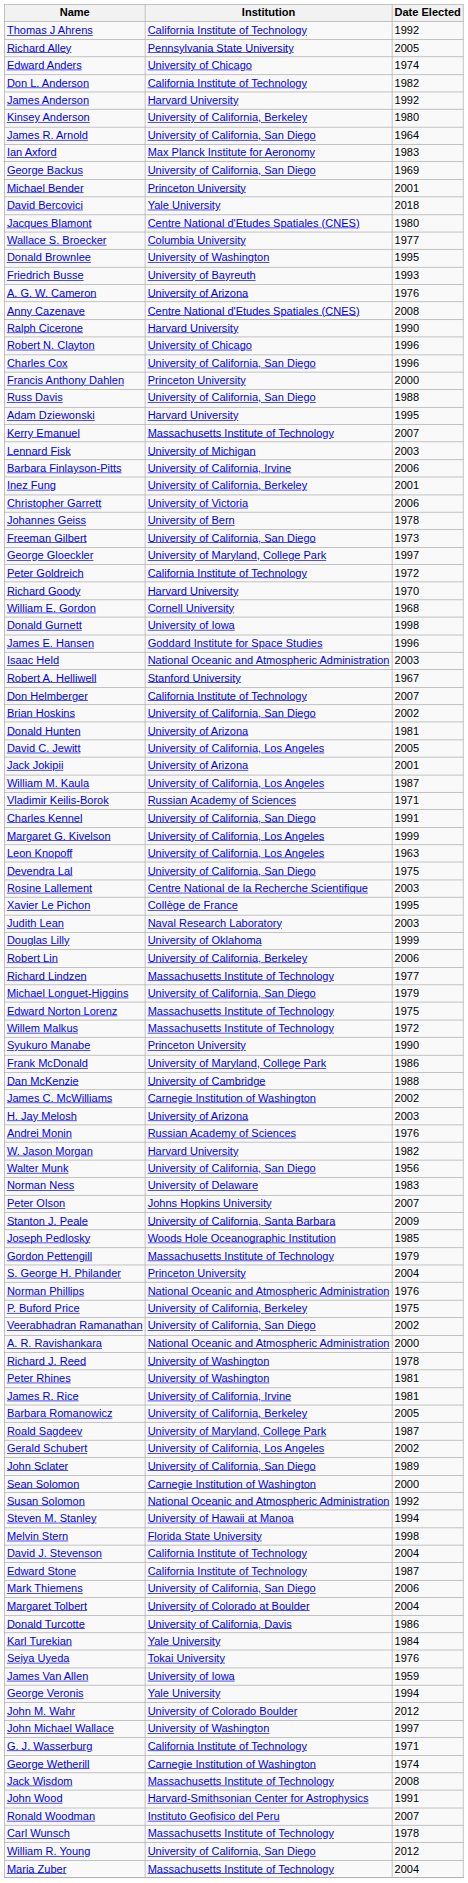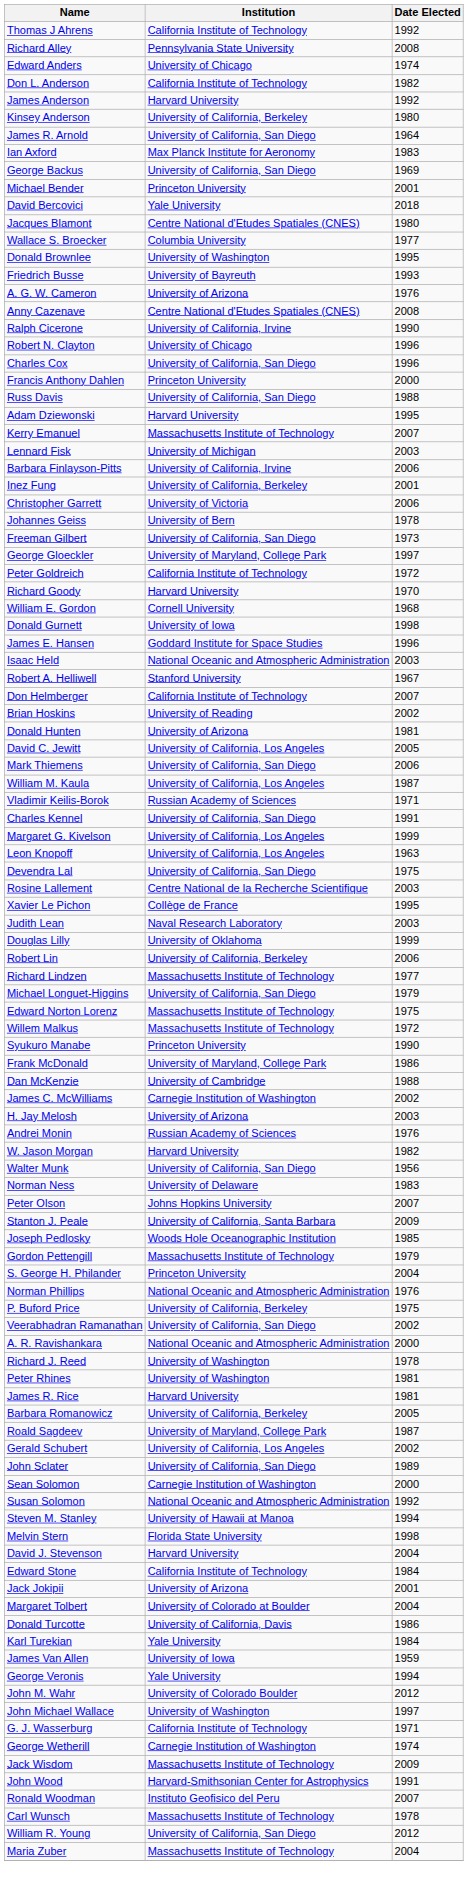(407, 48) 2005 -> (407, 48) 2008
(193, 328) Harvard University -> (219, 328) University of California, Irvine
(232, 713) University of California, San Diego -> (200, 713) University of Reading
rows swapped: (35, 766) <-> (45, 1589)
(219, 1396) University of California, Irvine -> (193, 1396) Harvard University
(227, 1554) California Institute of Technology -> (193, 1554) Harvard University
(407, 1571) 1987 -> (407, 1571) 1984
- row: (38, 1659)
(407, 1781) 2008 -> (407, 1764) 2009
